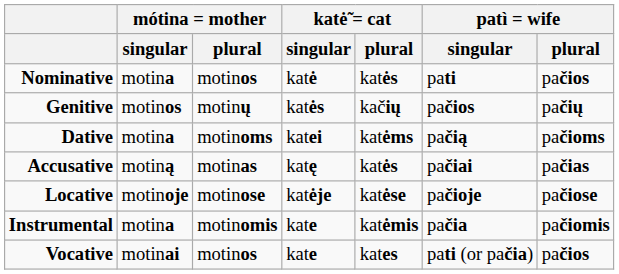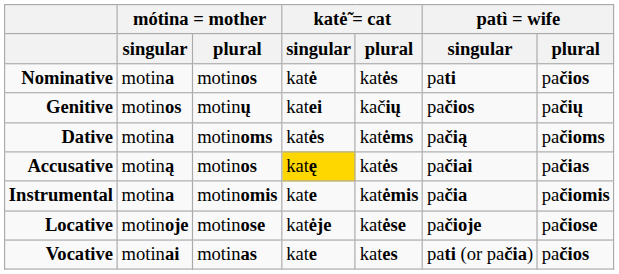(305, 107) katės -> (304, 107) katei
(304, 136) katei -> (305, 136) katės
(227, 166) motinas -> (227, 166) motinos
(302, 166) no background -> (302, 166) gold background
rows swapped: (61, 225) <-> (79, 195)
(227, 254) motinos -> (227, 254) motinas
